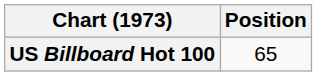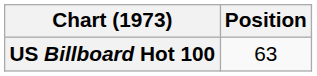(266, 53) 65 -> (266, 53) 63
